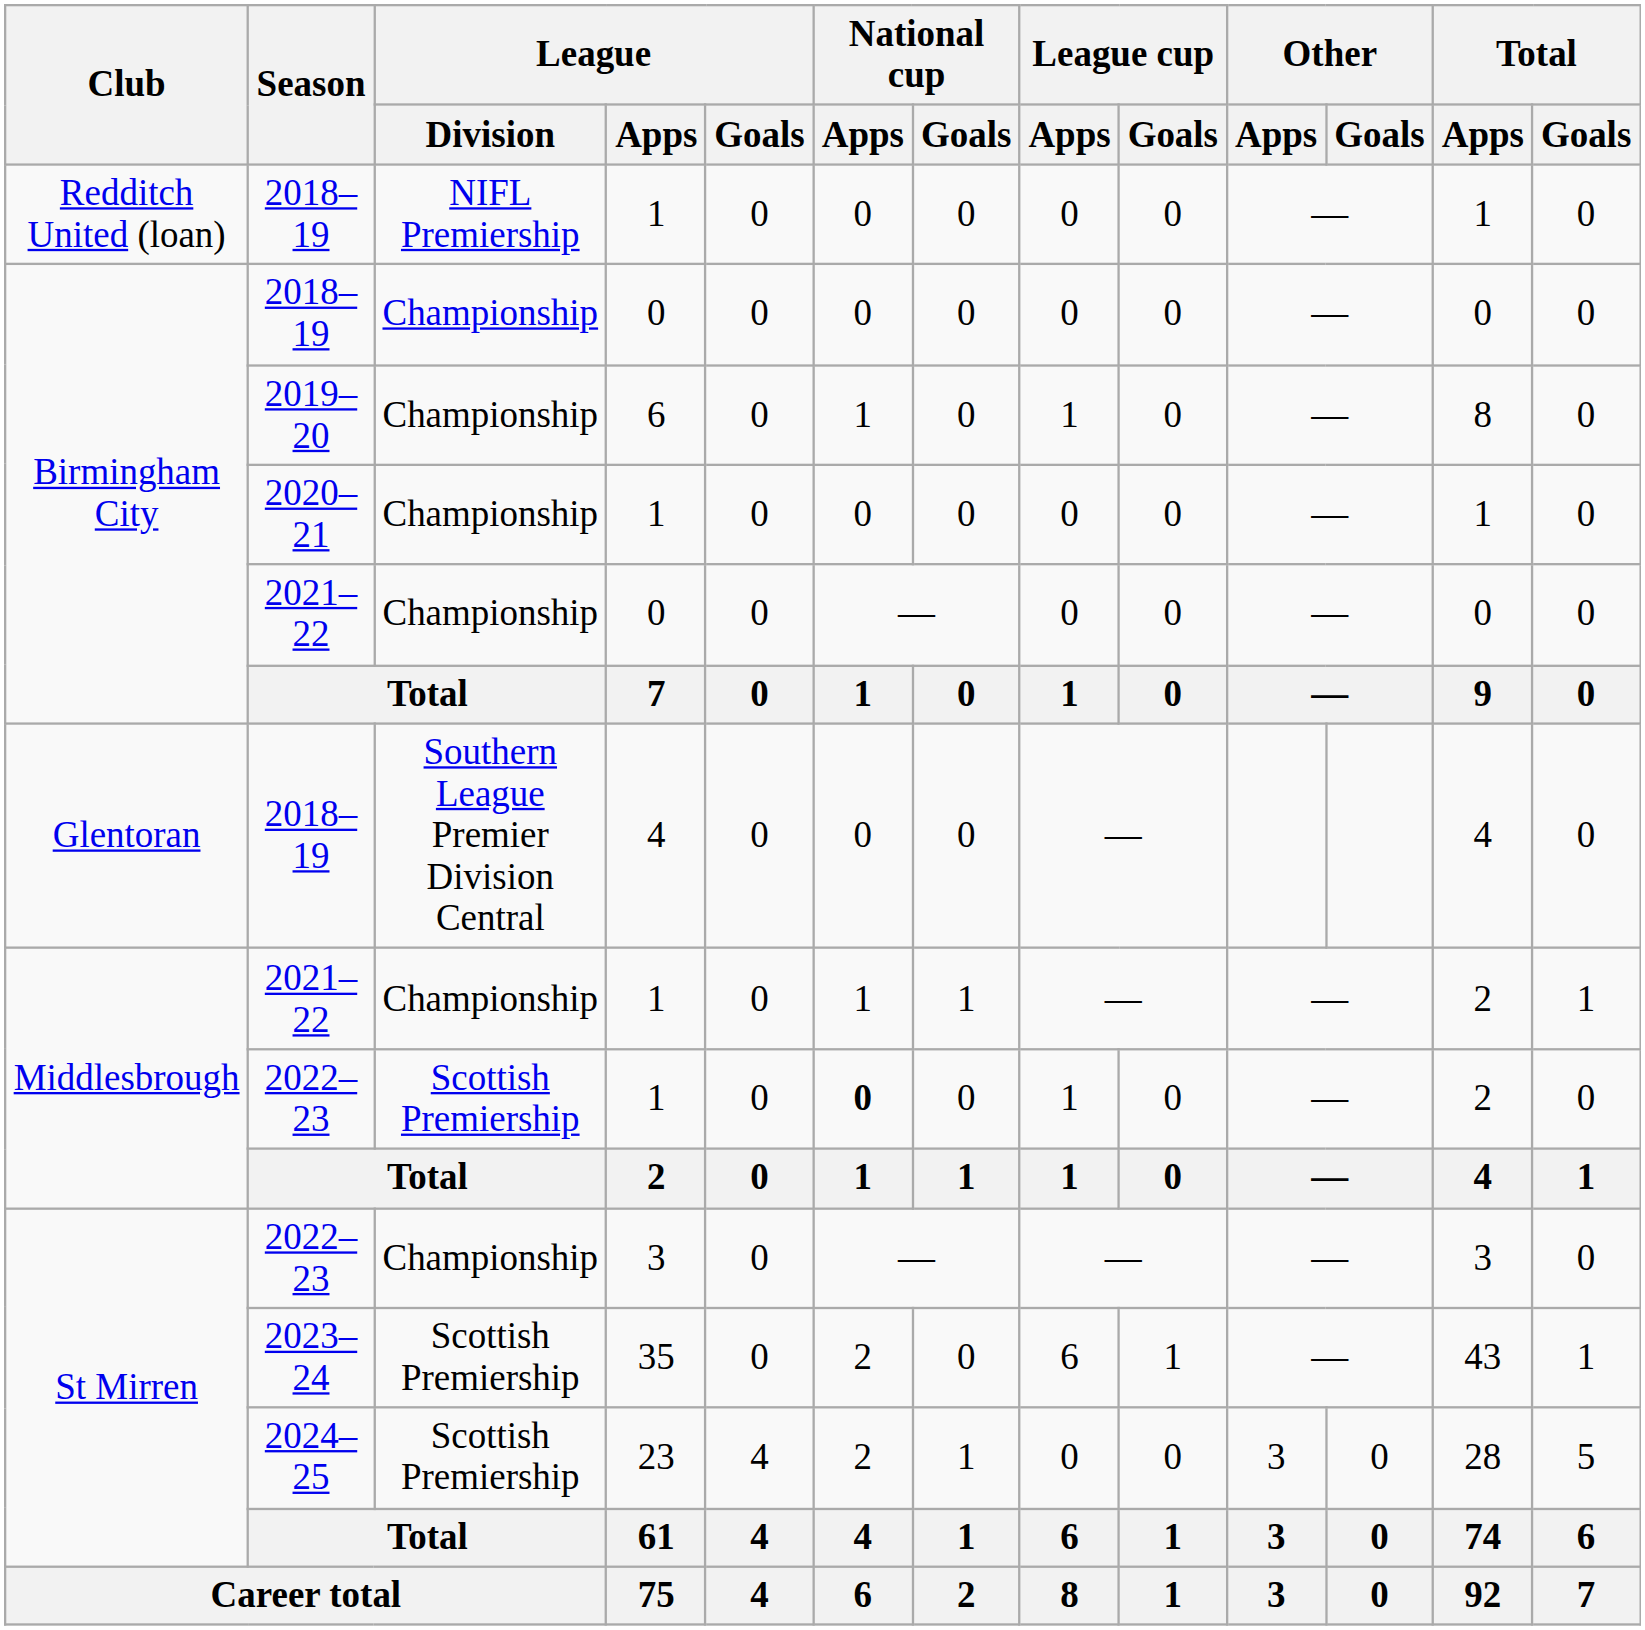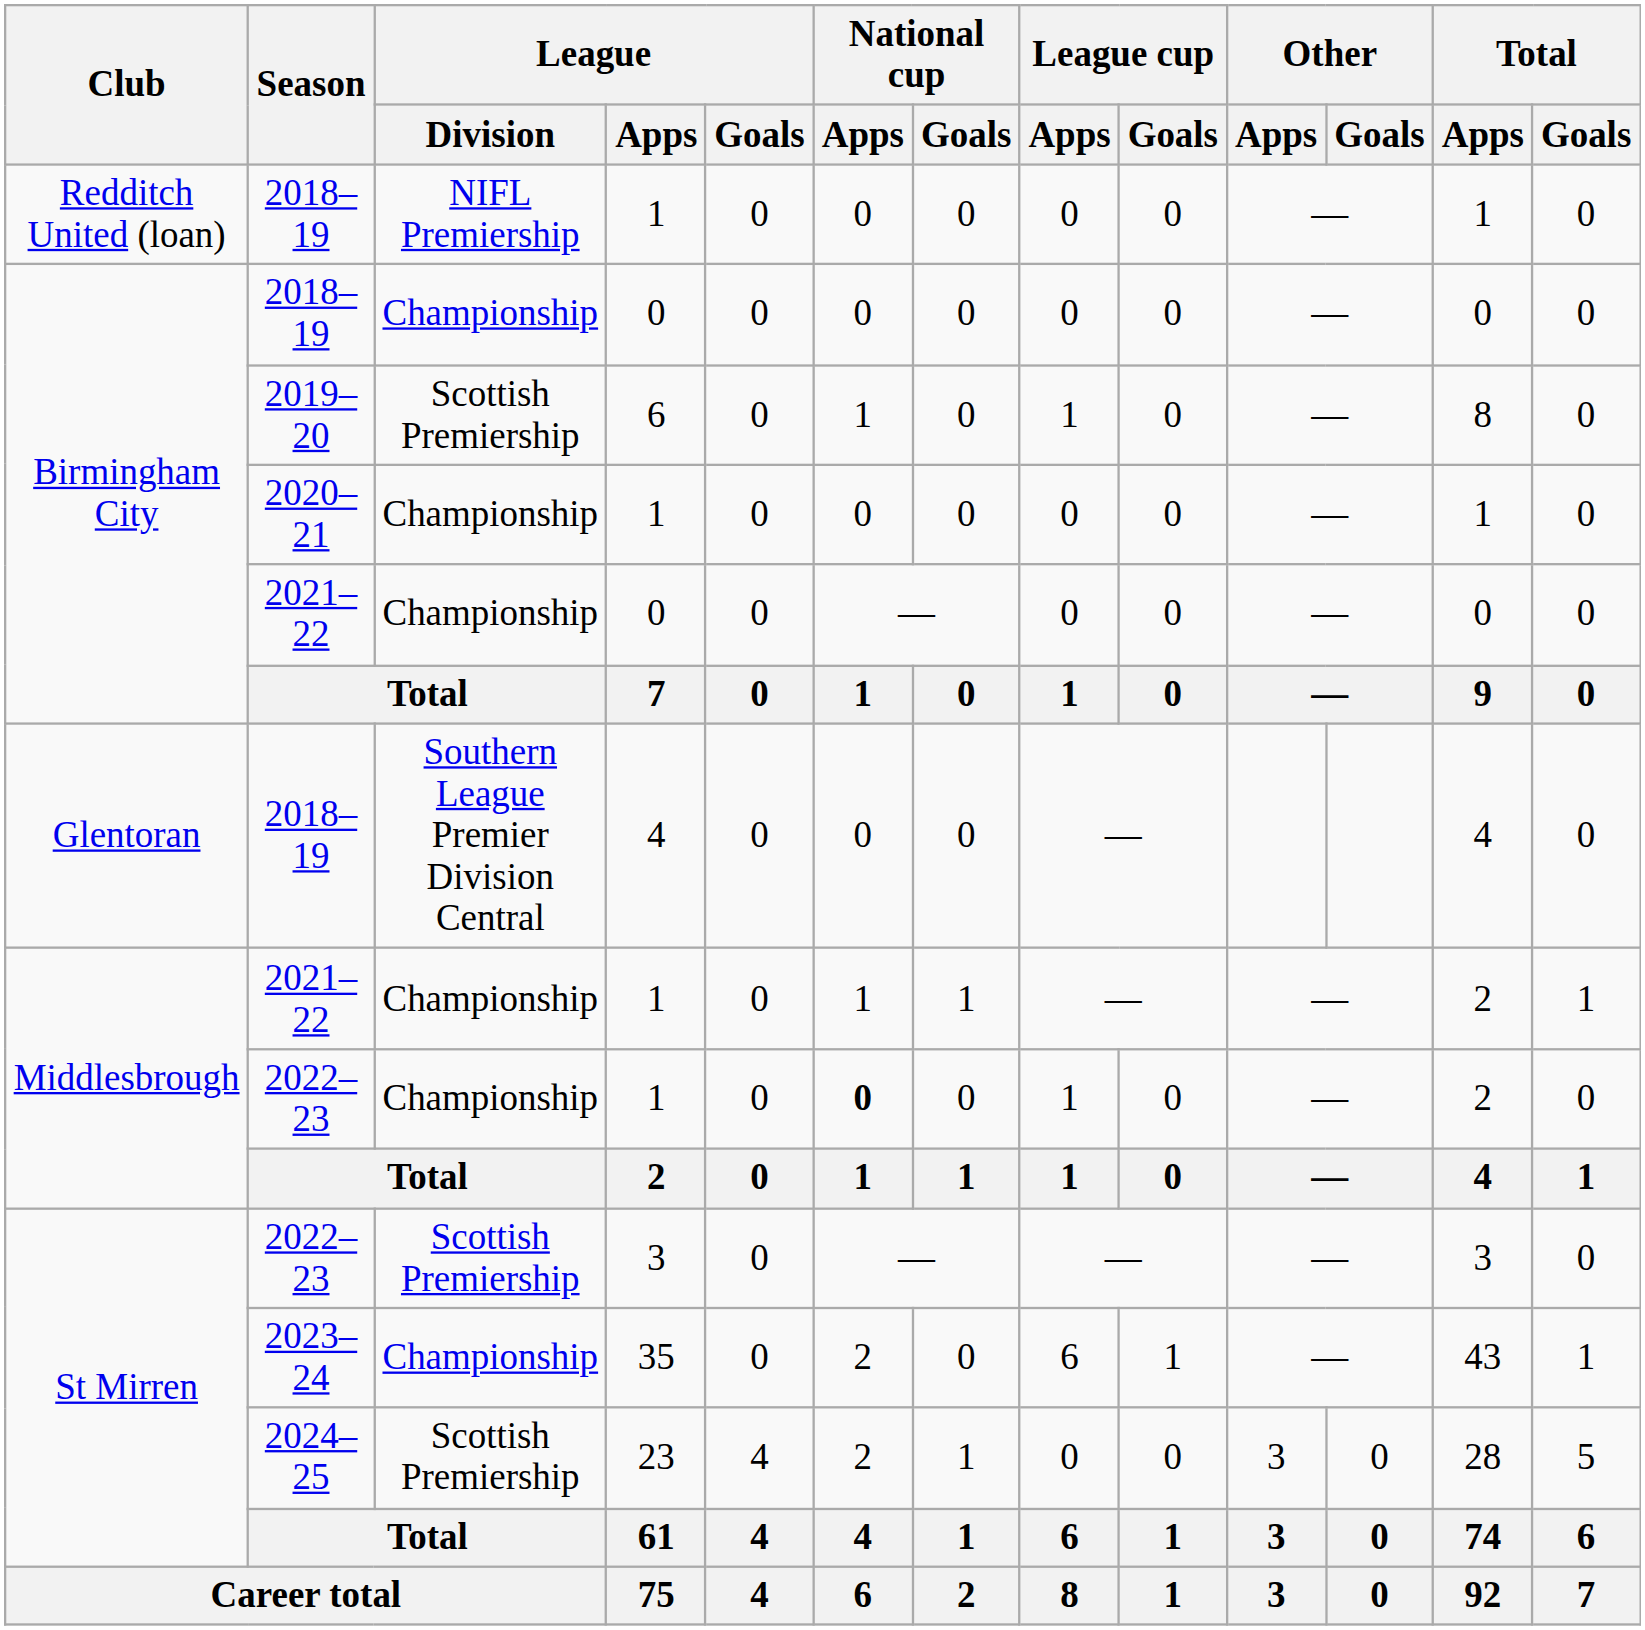(490, 413) Championship -> (490, 413) Scottish Premiership
(490, 1098) Scottish Premiership -> (490, 1098) Championship
(490, 1256) Championship -> (490, 1256) Scottish Premiership
(490, 1357) Scottish Premiership -> (490, 1357) Championship
